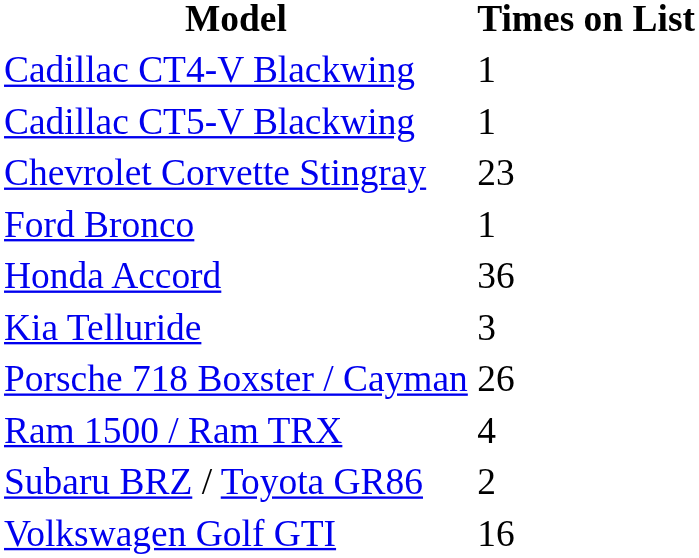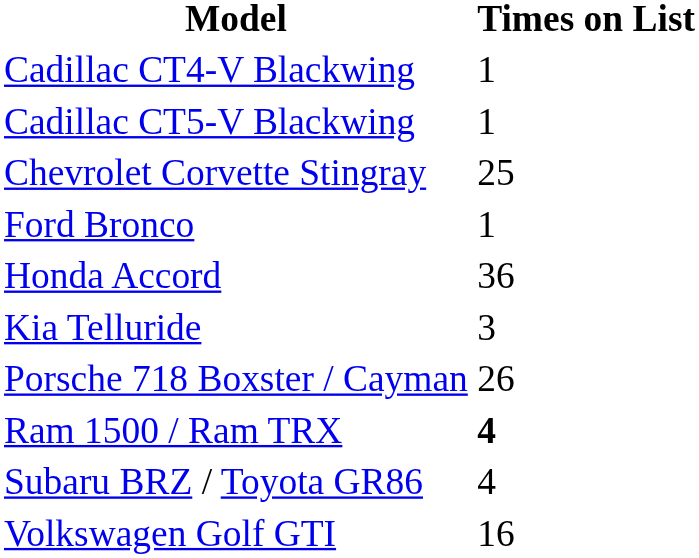(496, 172) 23 -> (496, 172) 25
(487, 430) normal -> (487, 430) bold
(487, 481) 2 -> (487, 481) 4
